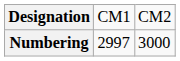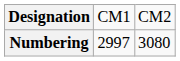(154, 42) 3000 -> (154, 42) 3080
